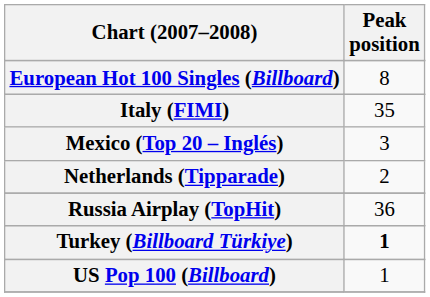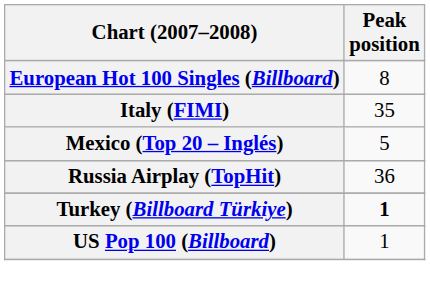(384, 143) 3 -> (384, 143) 5
- row: (175, 176)
